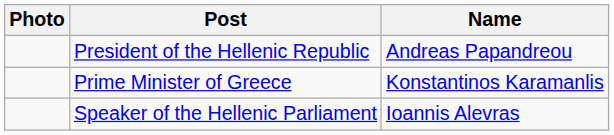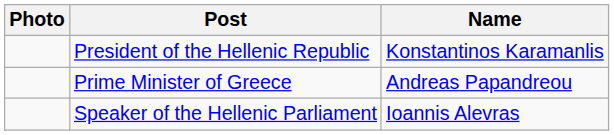(479, 51) Andreas Papandreou -> (495, 51) Konstantinos Karamanlis
(495, 82) Konstantinos Karamanlis -> (479, 82) Andreas Papandreou
